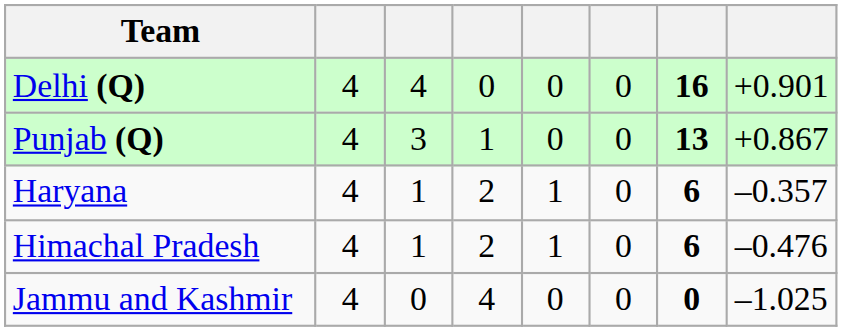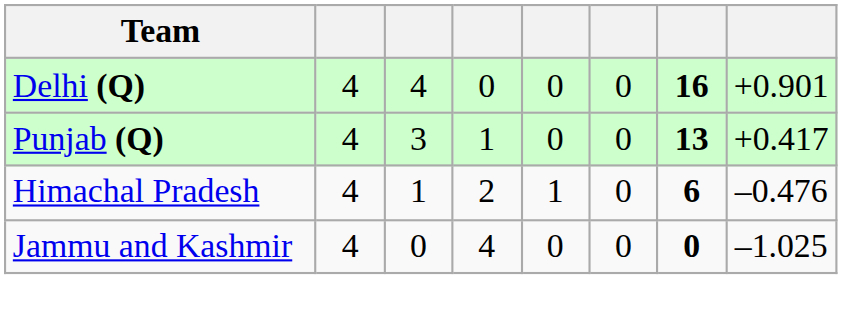(781, 138) +0.867 -> (781, 138) +0.417
- row: (70, 191)
